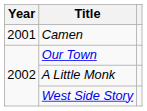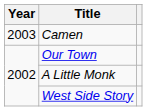(22, 34) 2001 -> (22, 34) 2003
